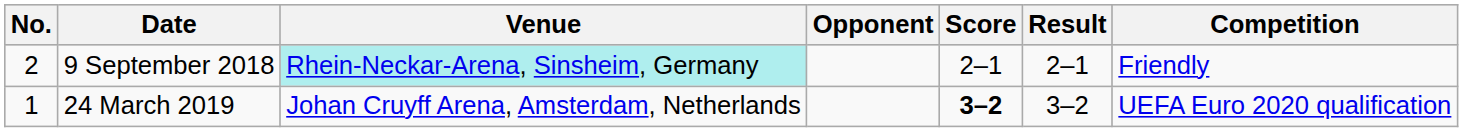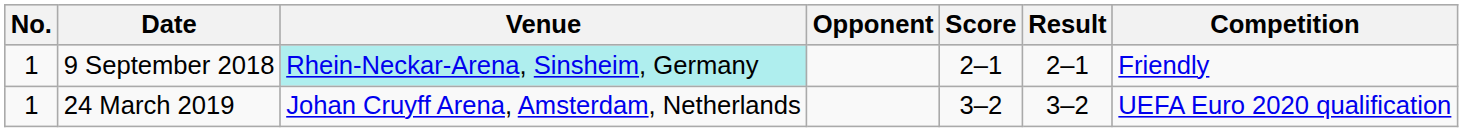(31, 65) 2 -> (31, 65) 1
(981, 106) bold -> (981, 106) normal
